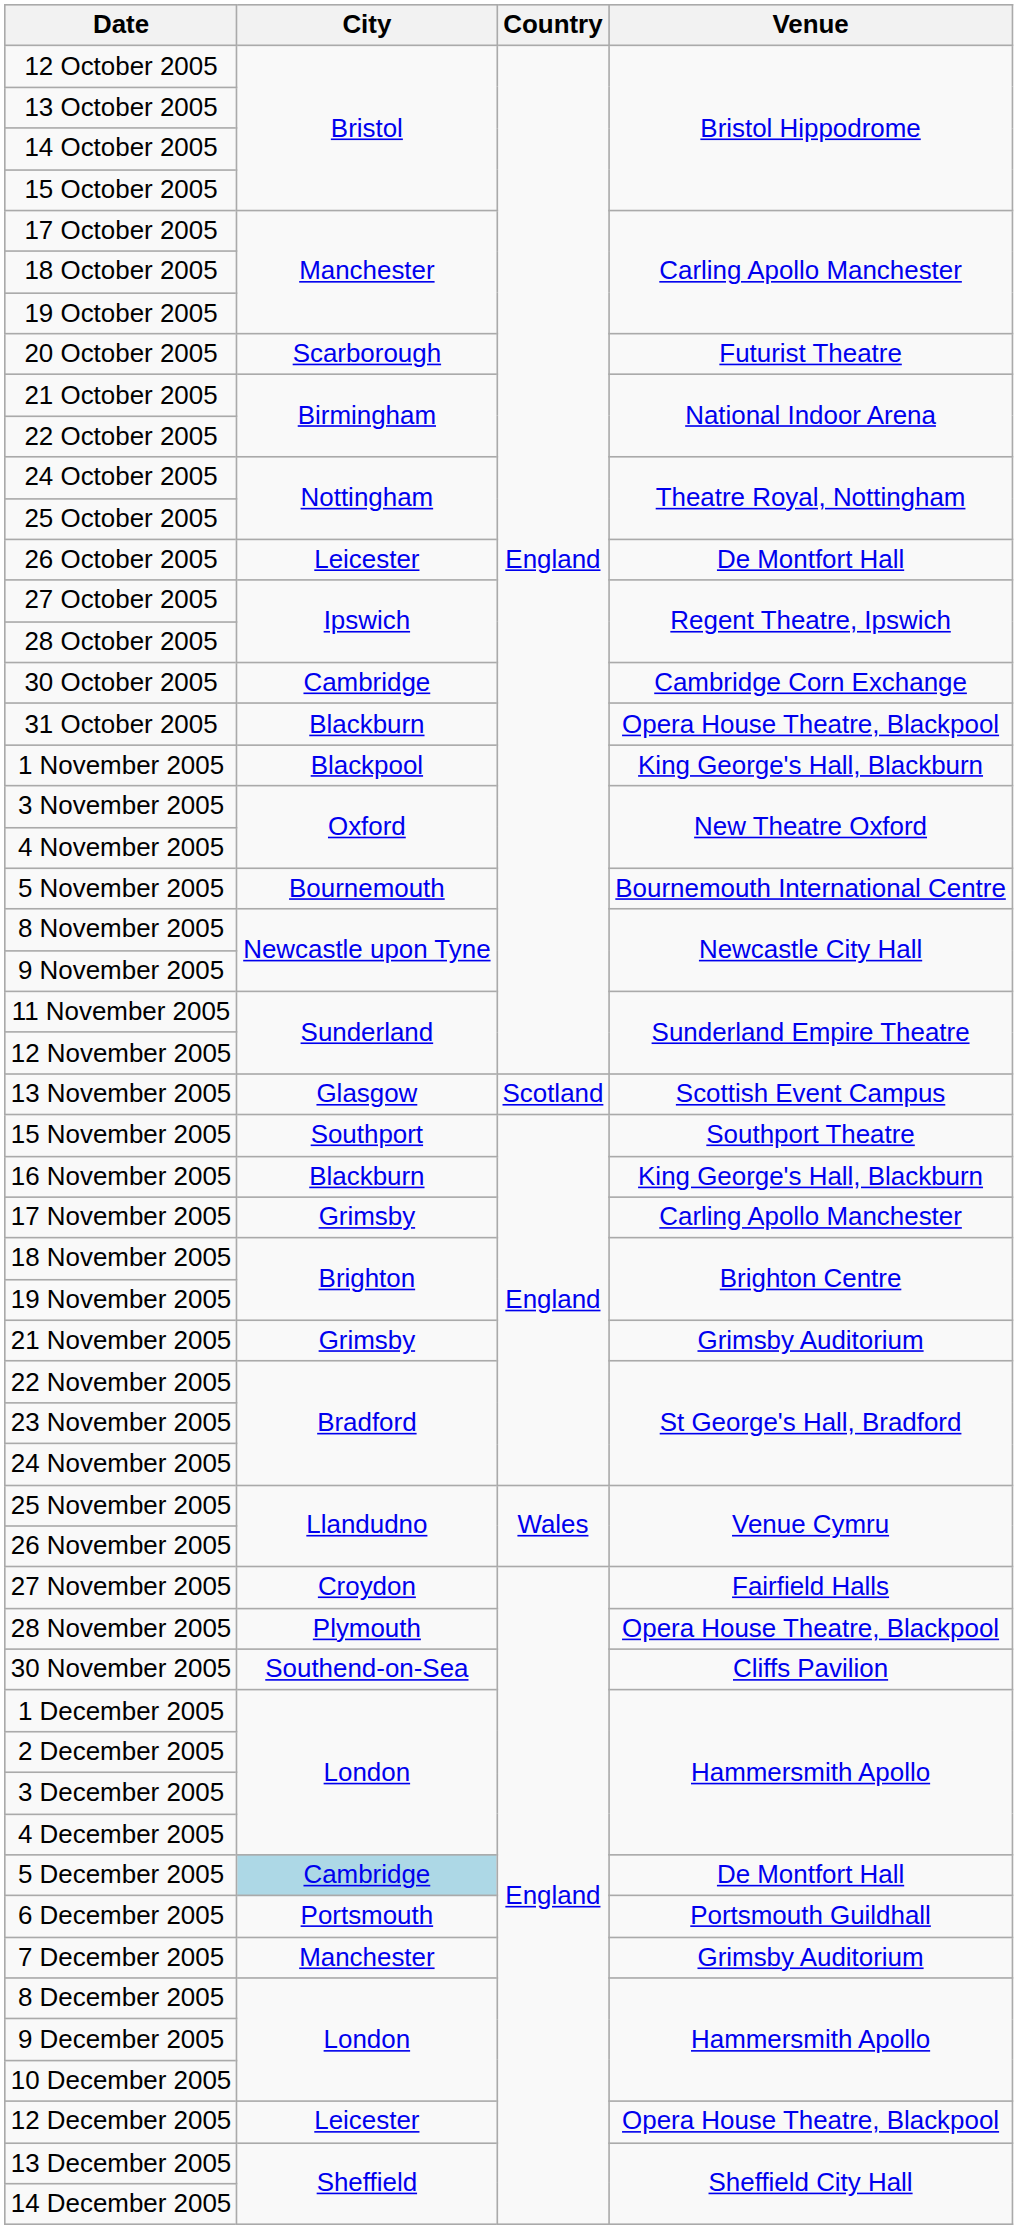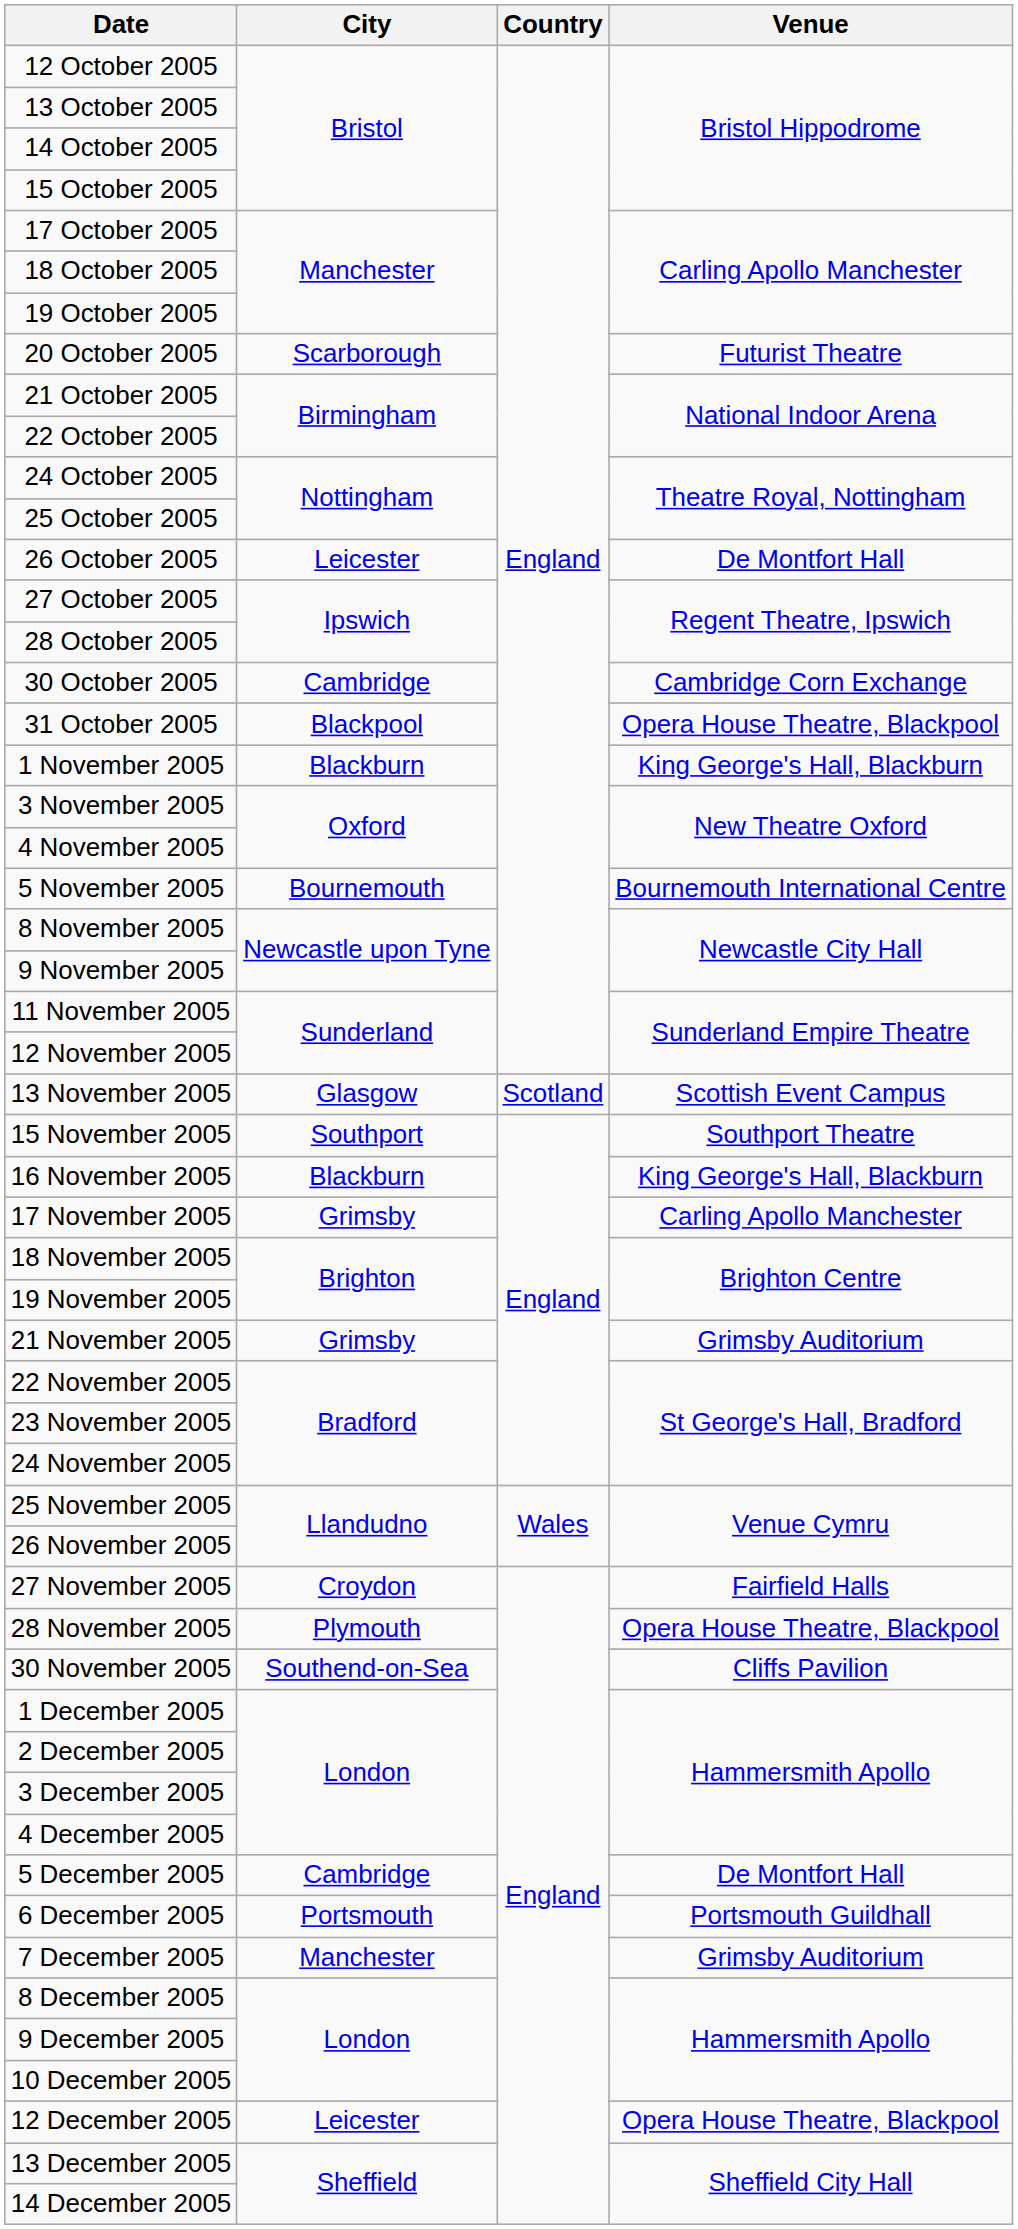(367, 723) Blackburn -> (367, 723) Blackpool
(367, 764) Blackpool -> (367, 764) Blackburn
(367, 1874) lightblue background -> (367, 1874) no background
